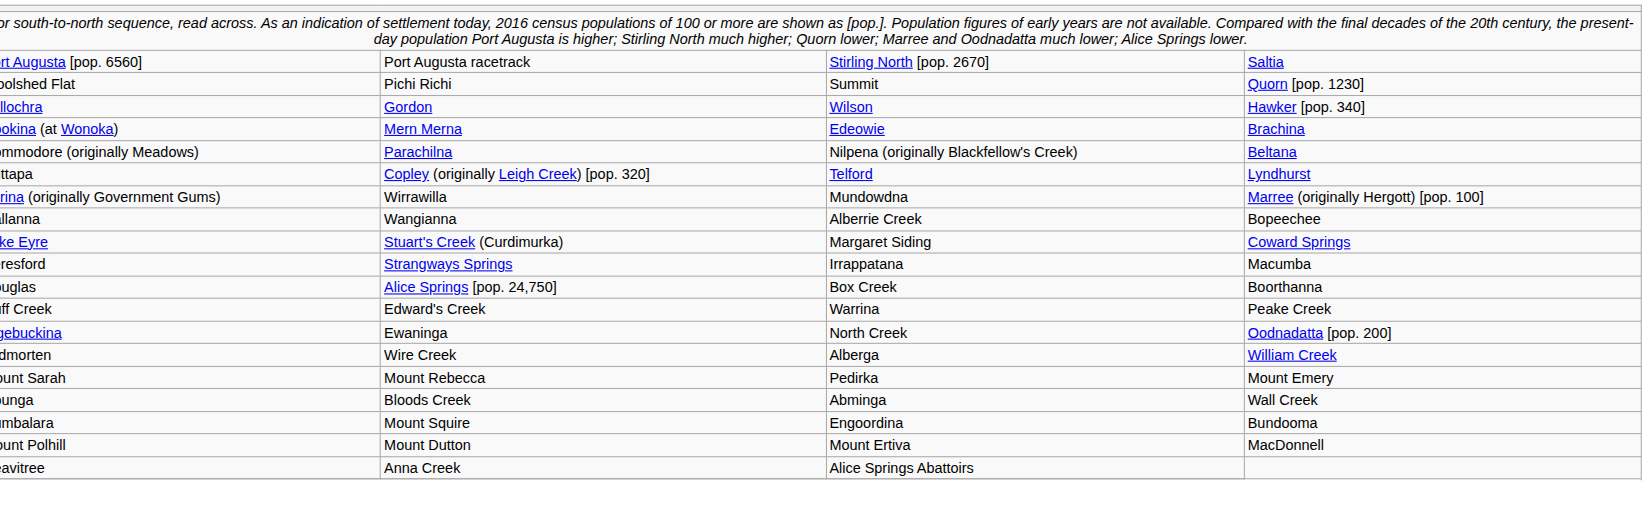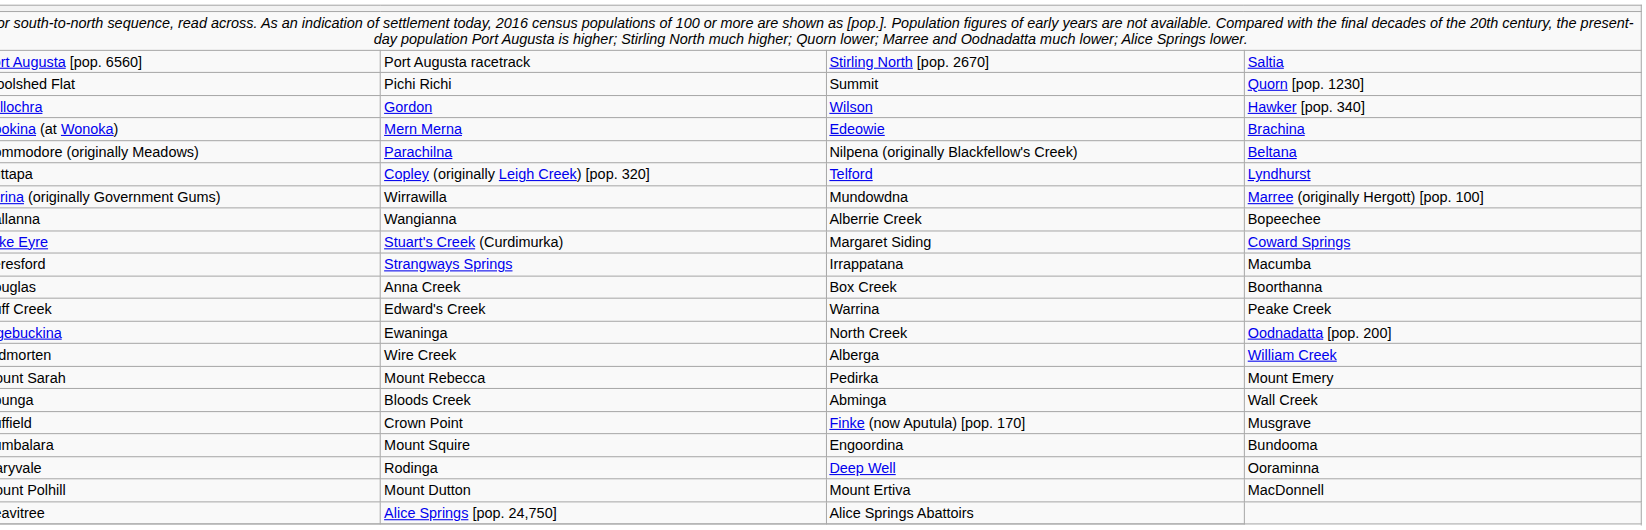(470, 287) Alice Springs [pop. 24,750] -> (422, 287) Anna Creek
+ row: (7, 423)
+ row: (12, 468)
(422, 468) Anna Creek -> (470, 513) Alice Springs [pop. 24,750]
